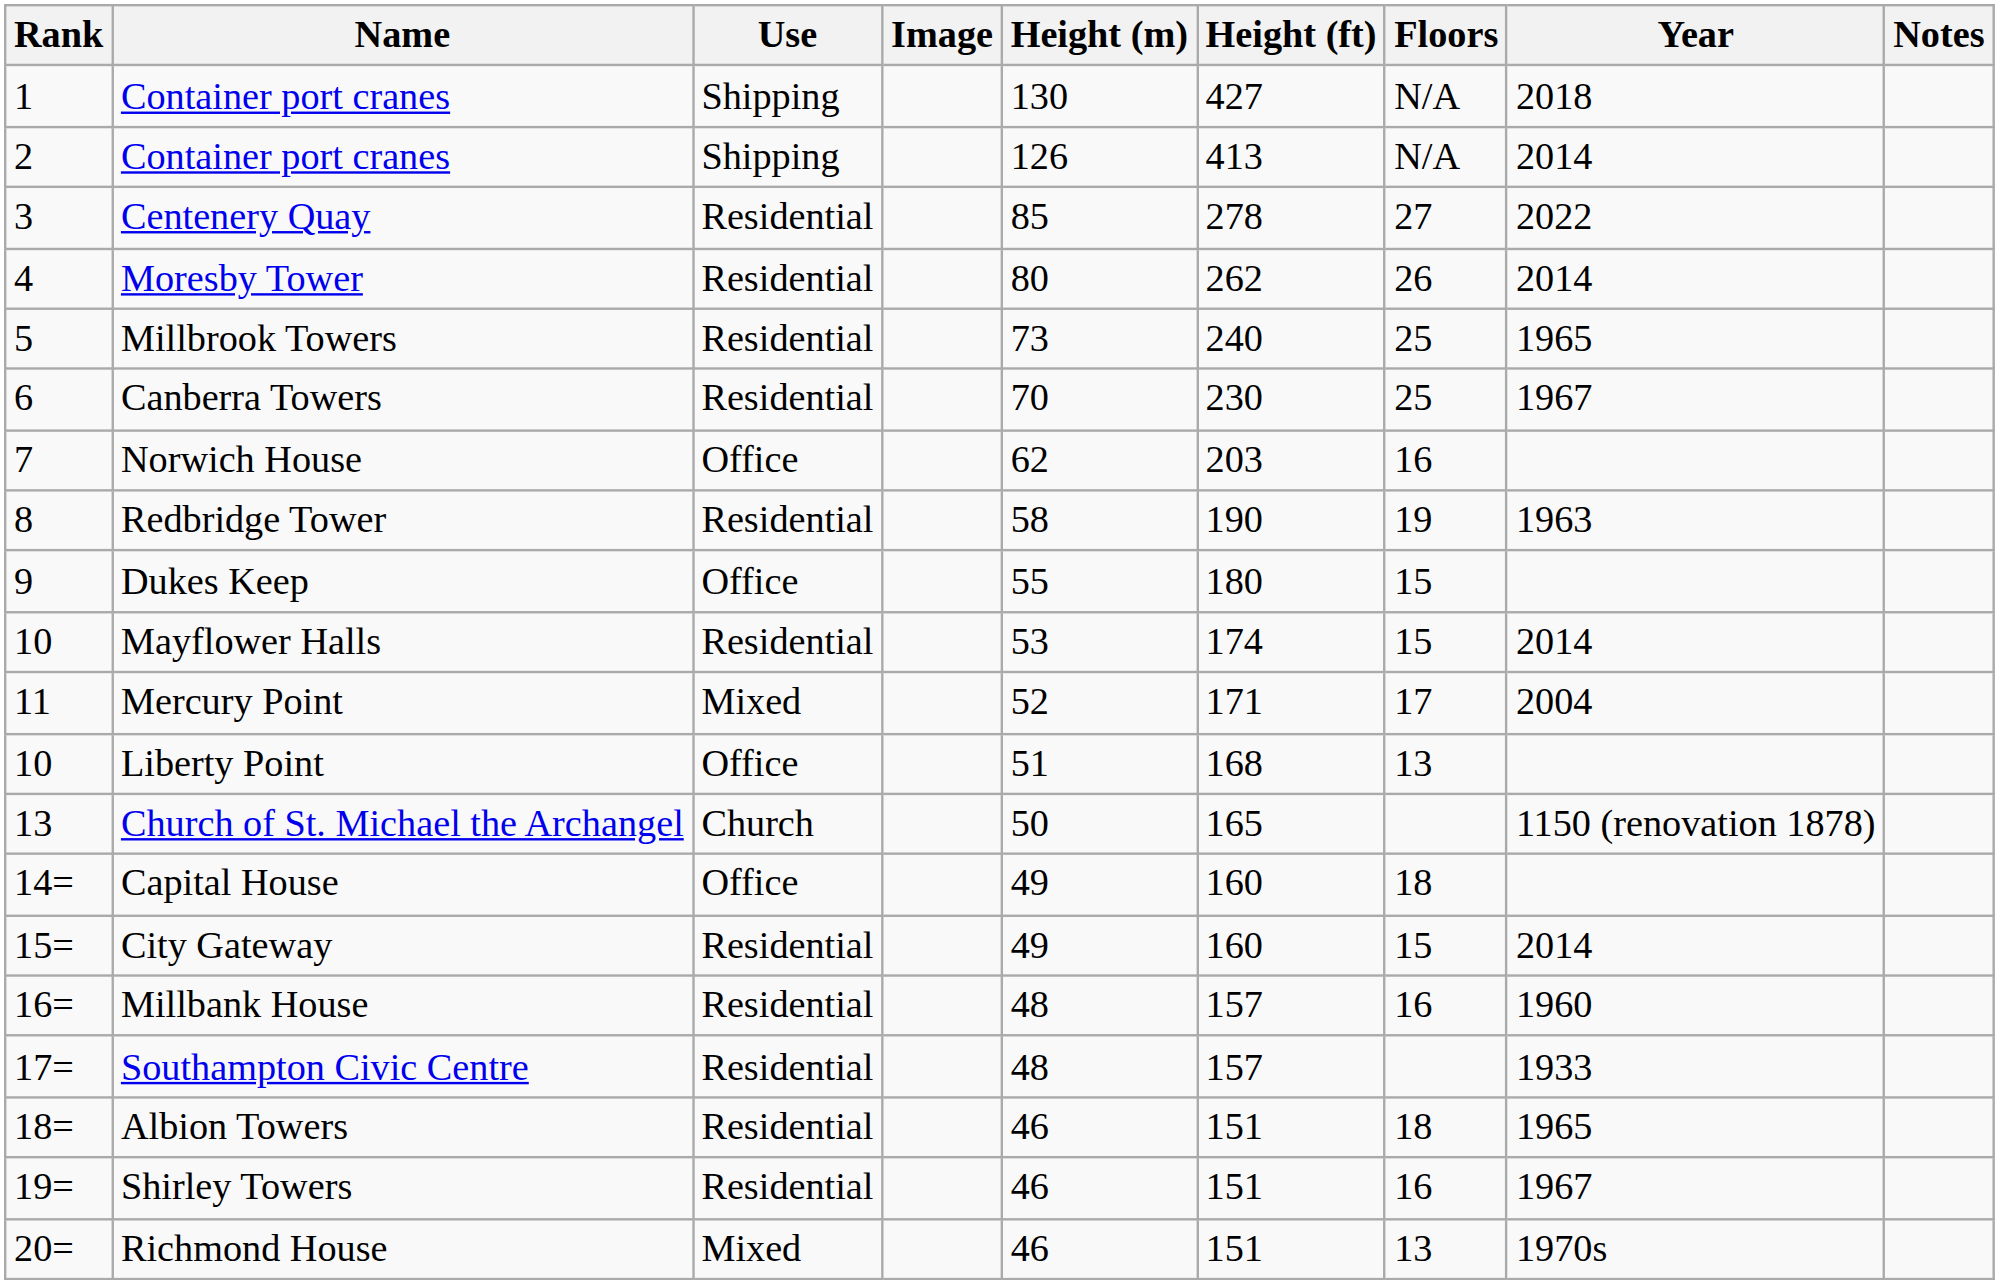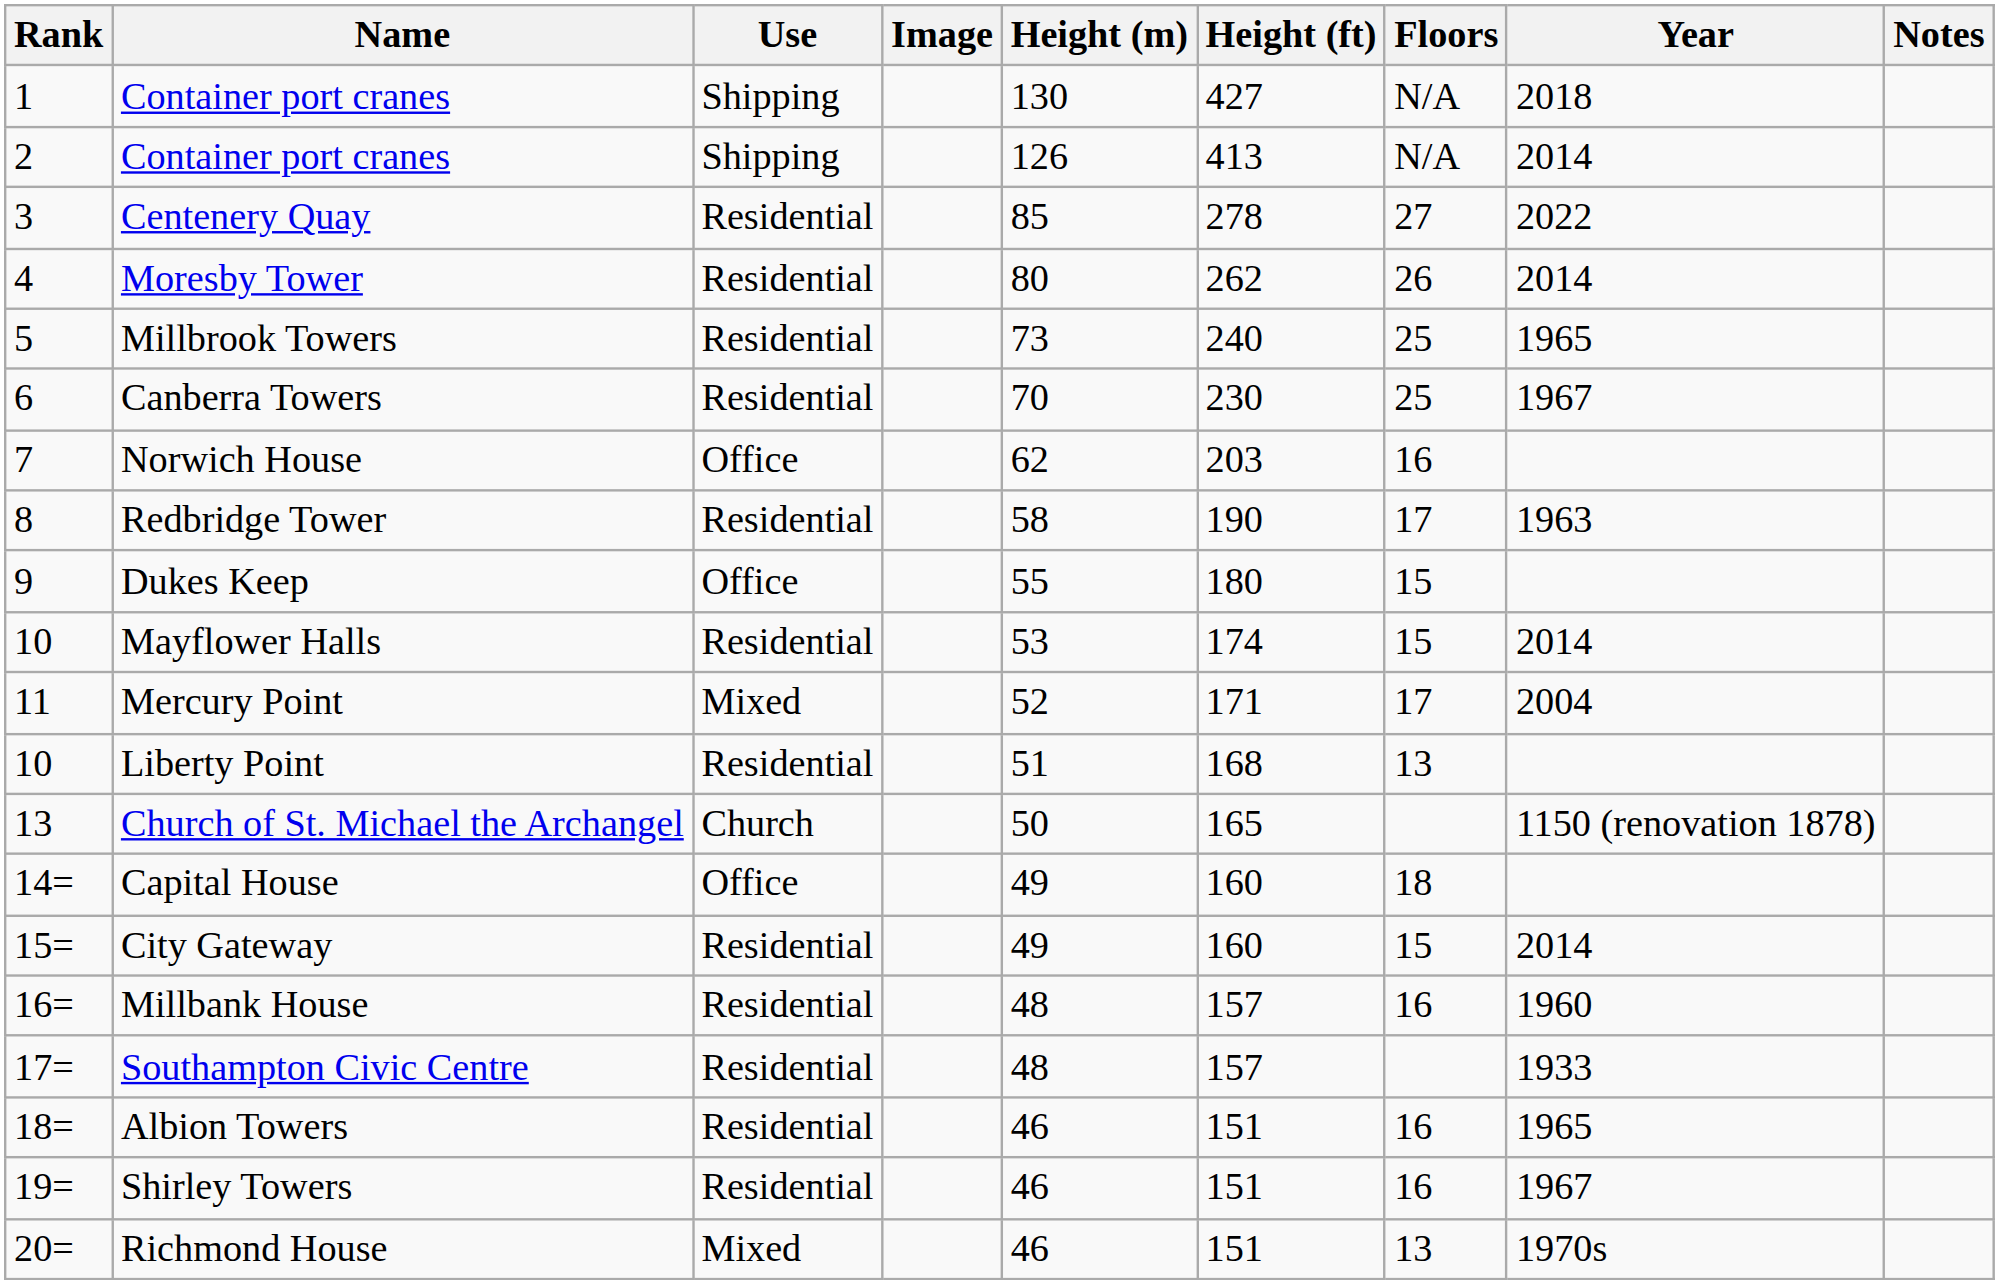(1413, 519) 19 -> (1413, 519) 17
(750, 762) Office -> (787, 762) Residential
(1413, 1126) 18 -> (1413, 1126) 16
